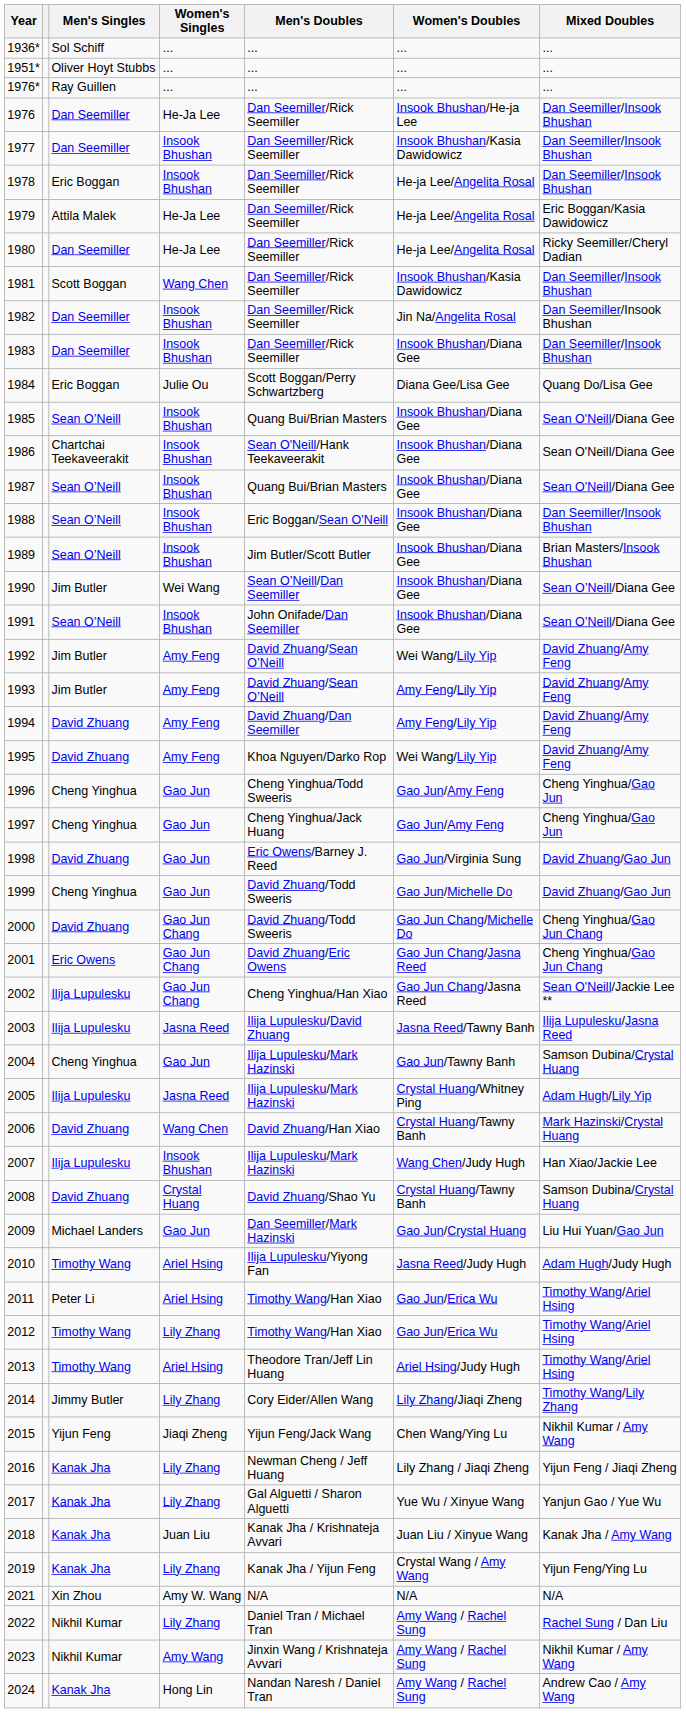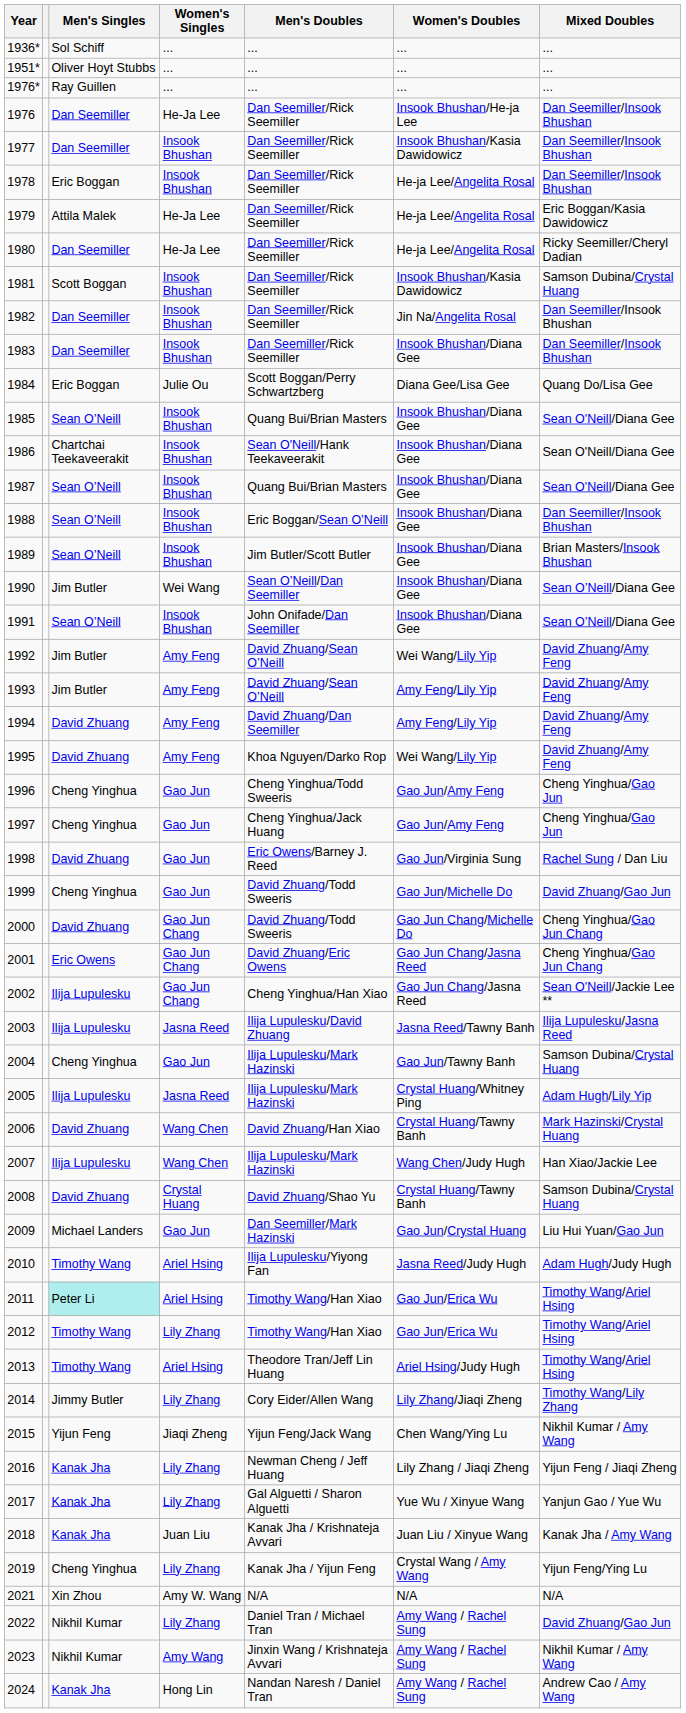(195, 283) Wang Chen -> (187, 283) Insook Bhushan
(602, 283) Dan Seemiller/Insook Bhushan -> (608, 283) Samson Dubina/Crystal Huang
(607, 858) David Zhuang/Gao Jun -> (605, 858) Rachel Sung / Dan Liu
(187, 1163) Insook Bhushan -> (195, 1163) Wang Chen
(73, 1298) no background -> (73, 1298) paleturquoise background
(81, 1569) Kanak Jha -> (94, 1569) Cheng Yinghua
(605, 1623) Rachel Sung / Dan Liu -> (607, 1623) David Zhuang/Gao Jun
